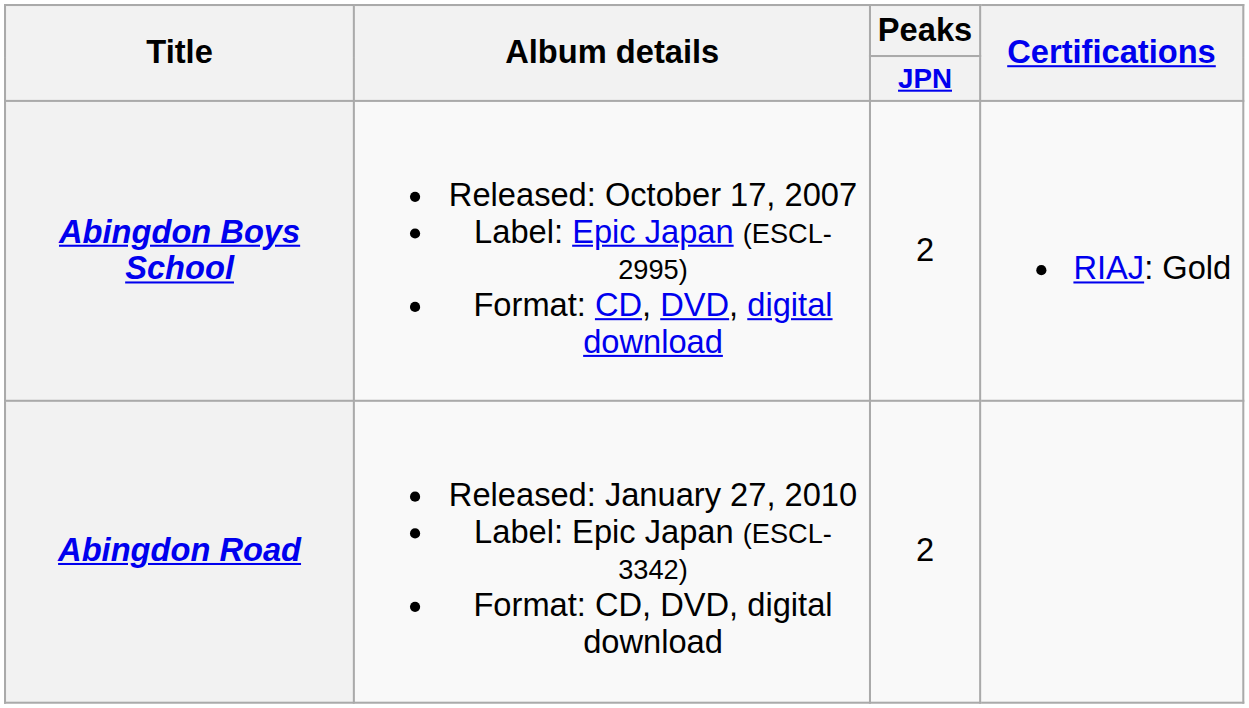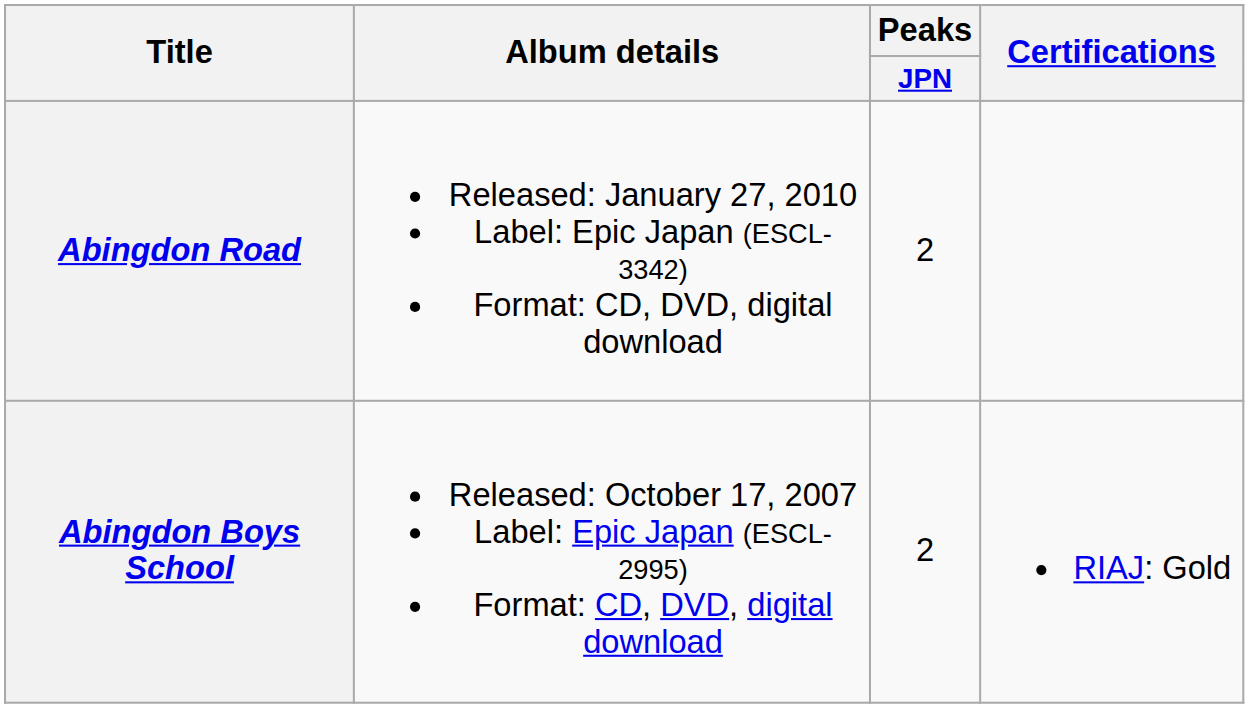rows swapped: (180, 250) <-> (180, 550)
